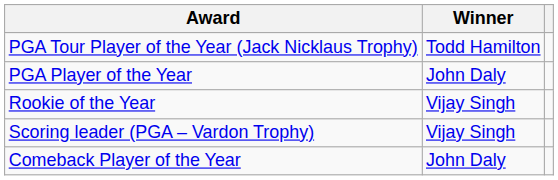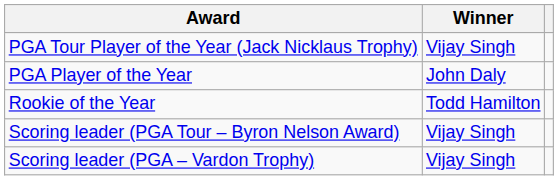(483, 47) Todd Hamilton -> (471, 47) Vijay Singh
(471, 103) Vijay Singh -> (483, 103) Todd Hamilton
+ row: (204, 132)
- row: (125, 160)
